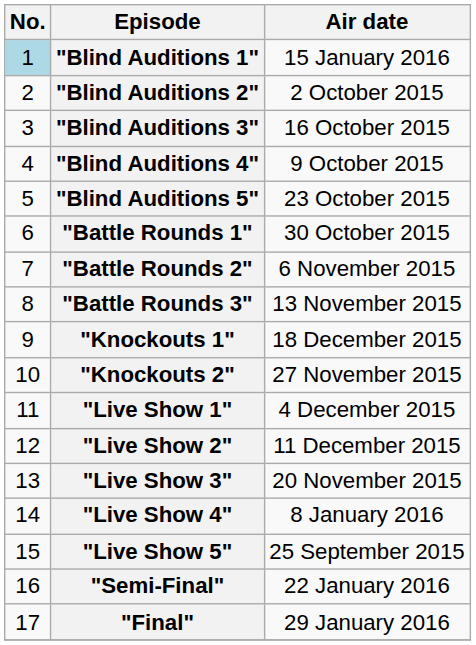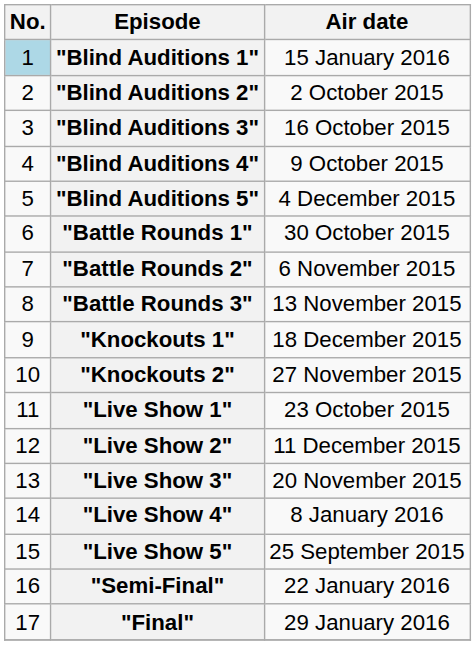(367, 198) 23 October 2015 -> (367, 198) 4 December 2015
(367, 410) 4 December 2015 -> (367, 410) 23 October 2015
